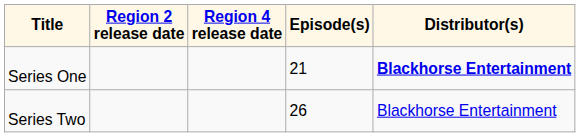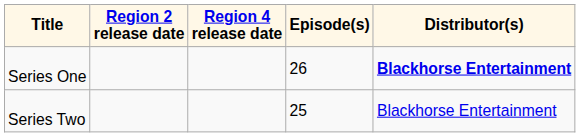(298, 68) 21 -> (298, 68) 26
(298, 110) 26 -> (298, 110) 25
